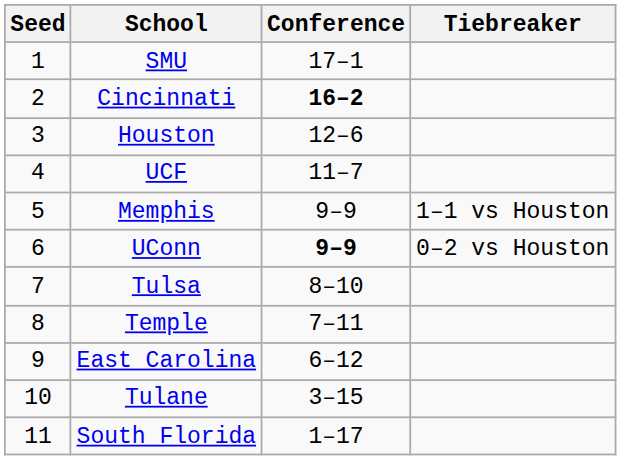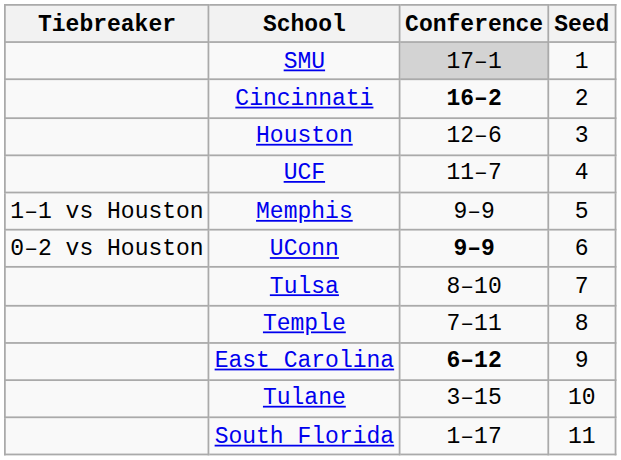columns swapped: (38, 24) <-> (513, 24)
(336, 61) no background -> (474, 61) lightgrey background
(336, 361) normal -> (474, 361) bold
